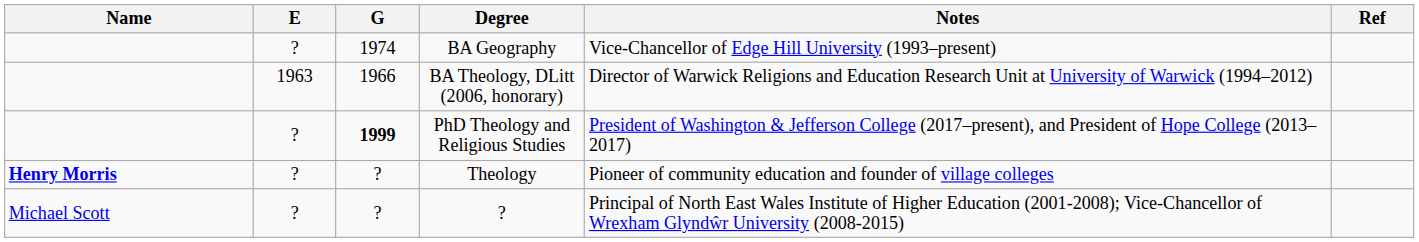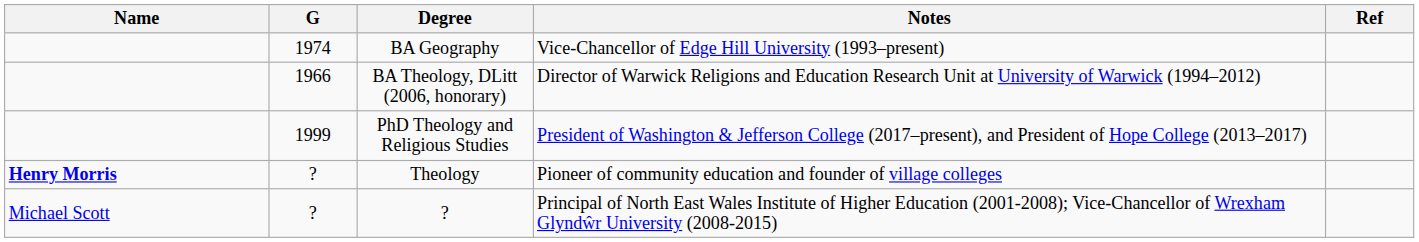- column: (295, 18)
(378, 135) bold -> (313, 135) normal
